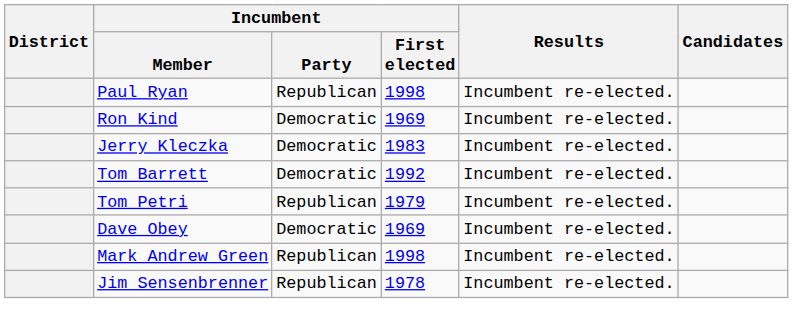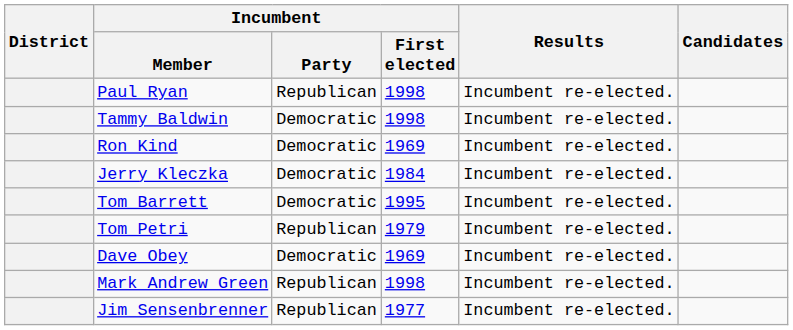+ row: (163, 120)
(405, 147) 1983 -> (405, 174) 1984
(405, 174) 1992 -> (405, 202) 1995
(405, 284) 1978 -> (405, 311) 1977
